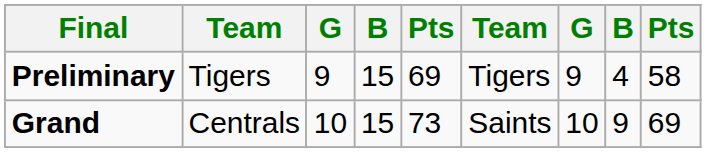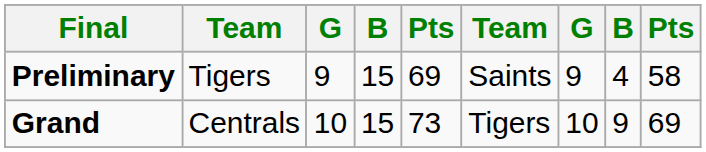(509, 75) Tigers -> (510, 75) Saints
(510, 123) Saints -> (509, 123) Tigers
